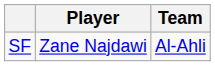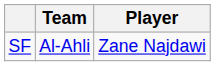columns swapped: (93, 18) <-> (180, 18)
